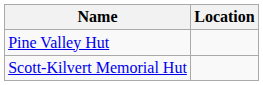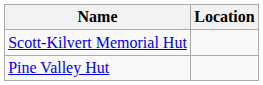rows swapped: (59, 42) <-> (98, 67)
